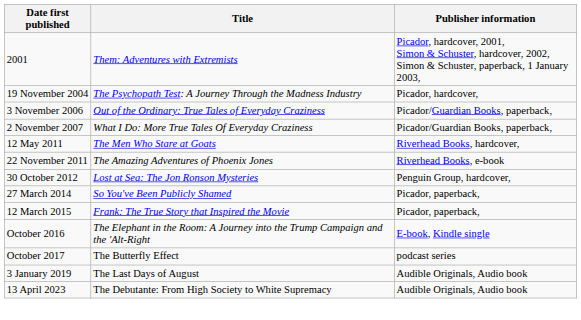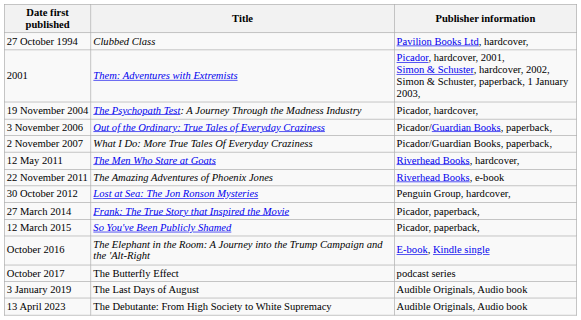+ row: (42, 41)
(162, 194) So You've Been Publicly Shamed -> (191, 211) Frank: The True Story that Inspired the Movie
(191, 211) Frank: The True Story that Inspired the Movie -> (162, 227) So You've Been Publicly Shamed
